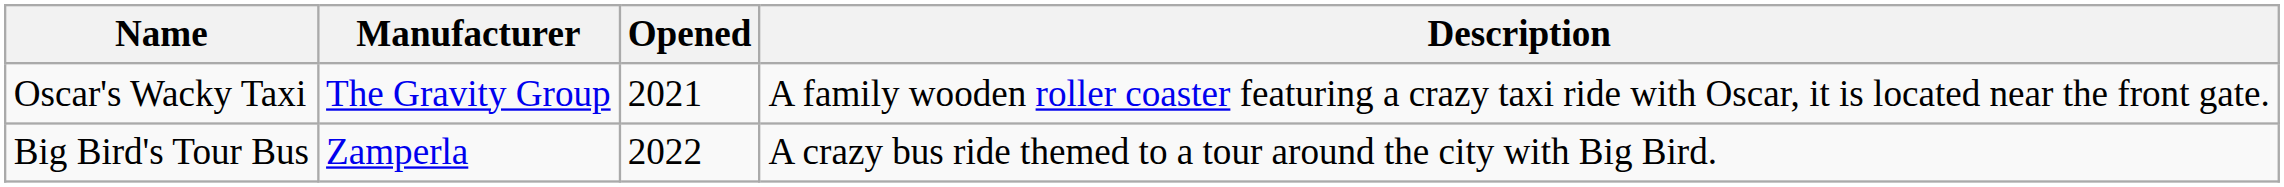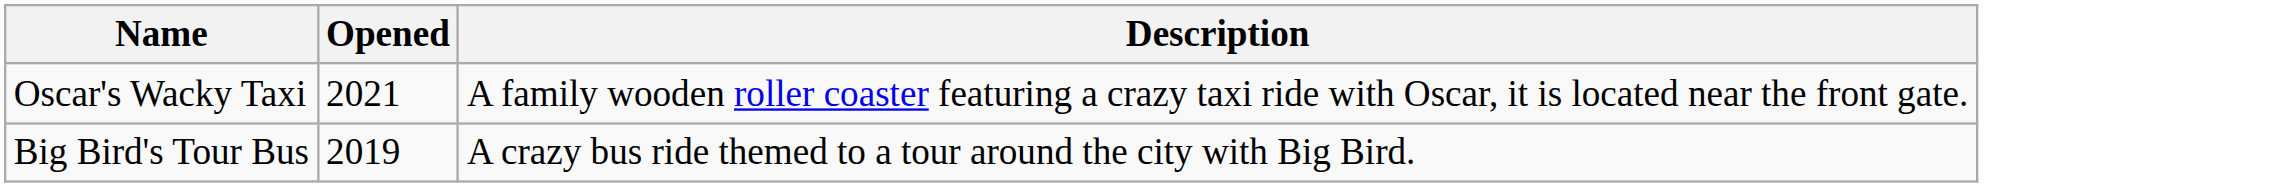- column: (468, 33)
(665, 151) 2022 -> (363, 151) 2019
